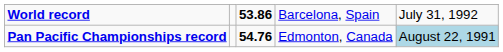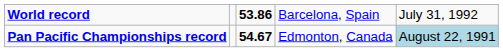(256, 36) 54.76 -> (256, 36) 54.67
